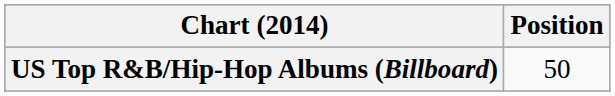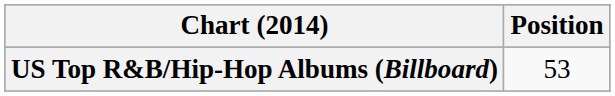(557, 68) 50 -> (557, 68) 53
